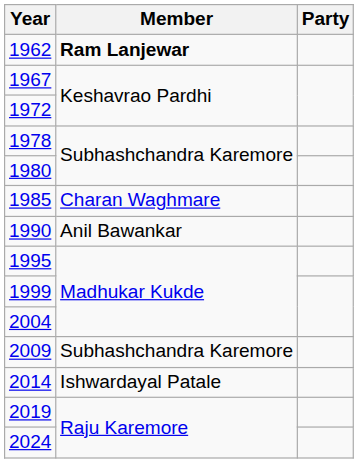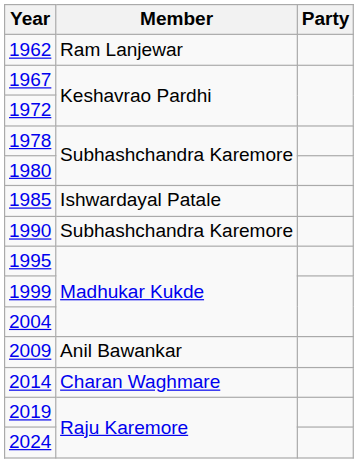(125, 49) bold -> (121, 49) normal
(140, 200) Charan Waghmare -> (141, 200) Ishwardayal Patale
(121, 230) Anil Bawankar -> (177, 230) Subhashchandra Karemore
(177, 351) Subhashchandra Karemore -> (121, 351) Anil Bawankar
(141, 381) Ishwardayal Patale -> (140, 381) Charan Waghmare
